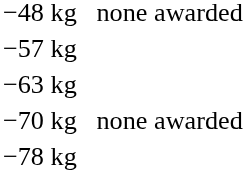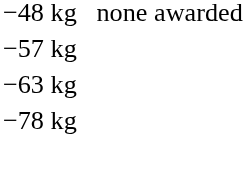- row: (40, 120)
